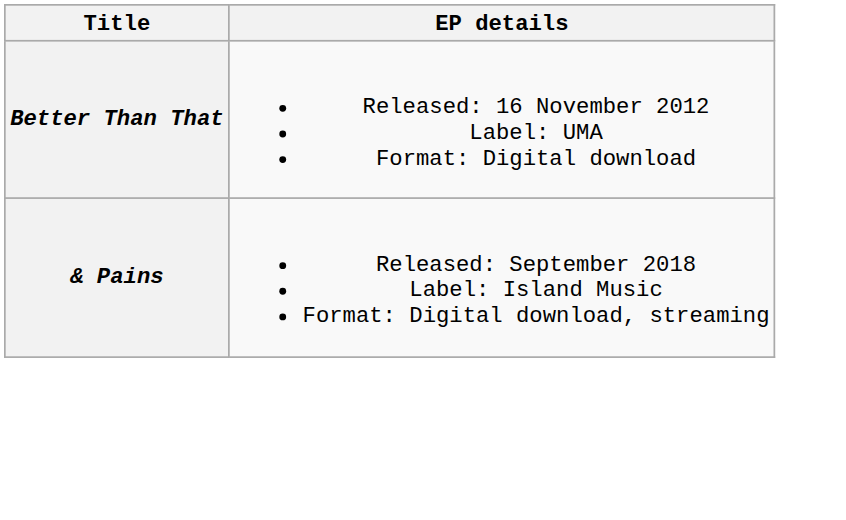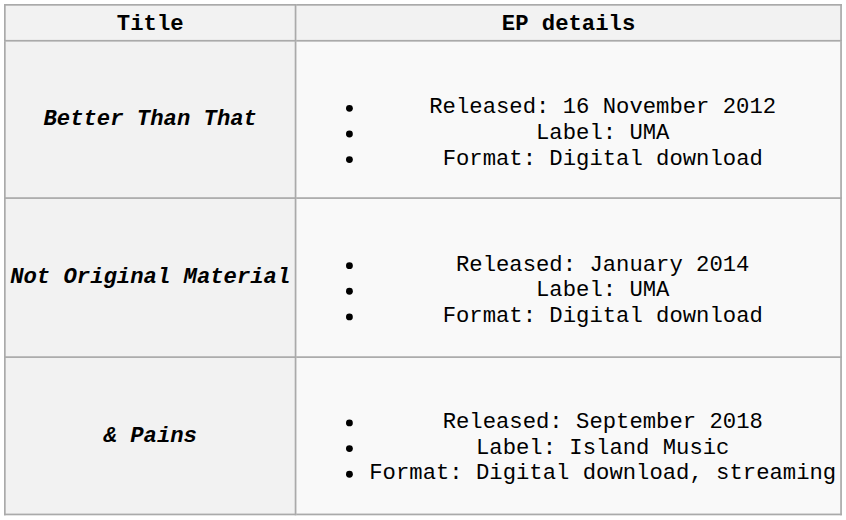+ row: (150, 278)
